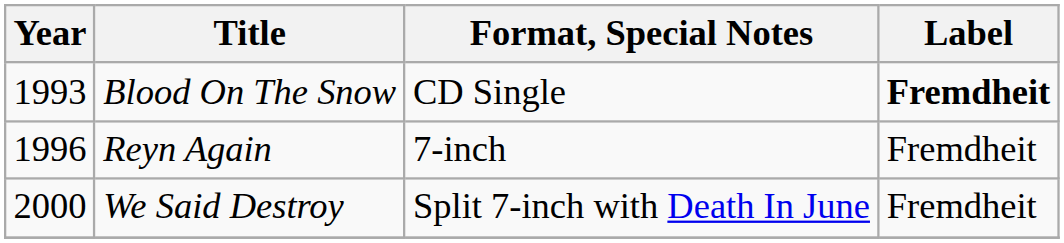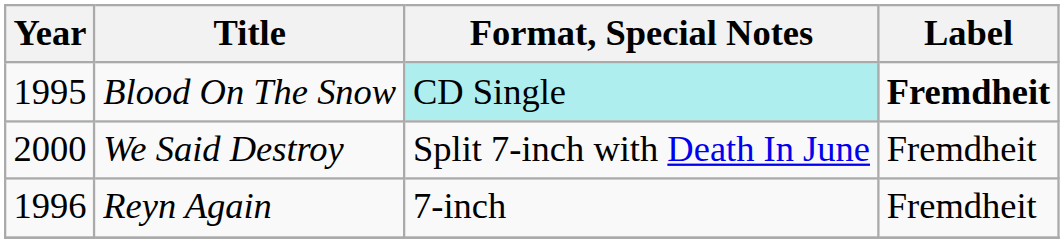(50, 91) 1993 -> (50, 91) 1995
(490, 91) no background -> (490, 91) paleturquoise background
rows swapped: (188, 149) <-> (224, 206)
